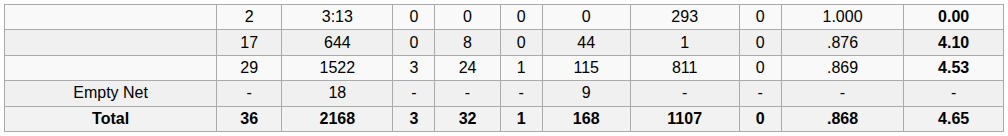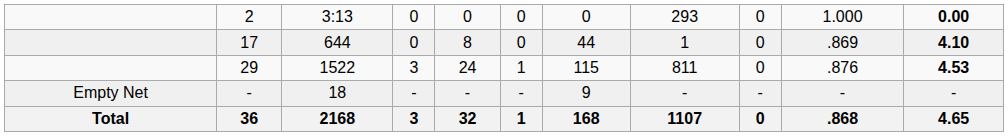(843, 42) .876 -> (843, 42) .869
(843, 67) .869 -> (843, 67) .876
